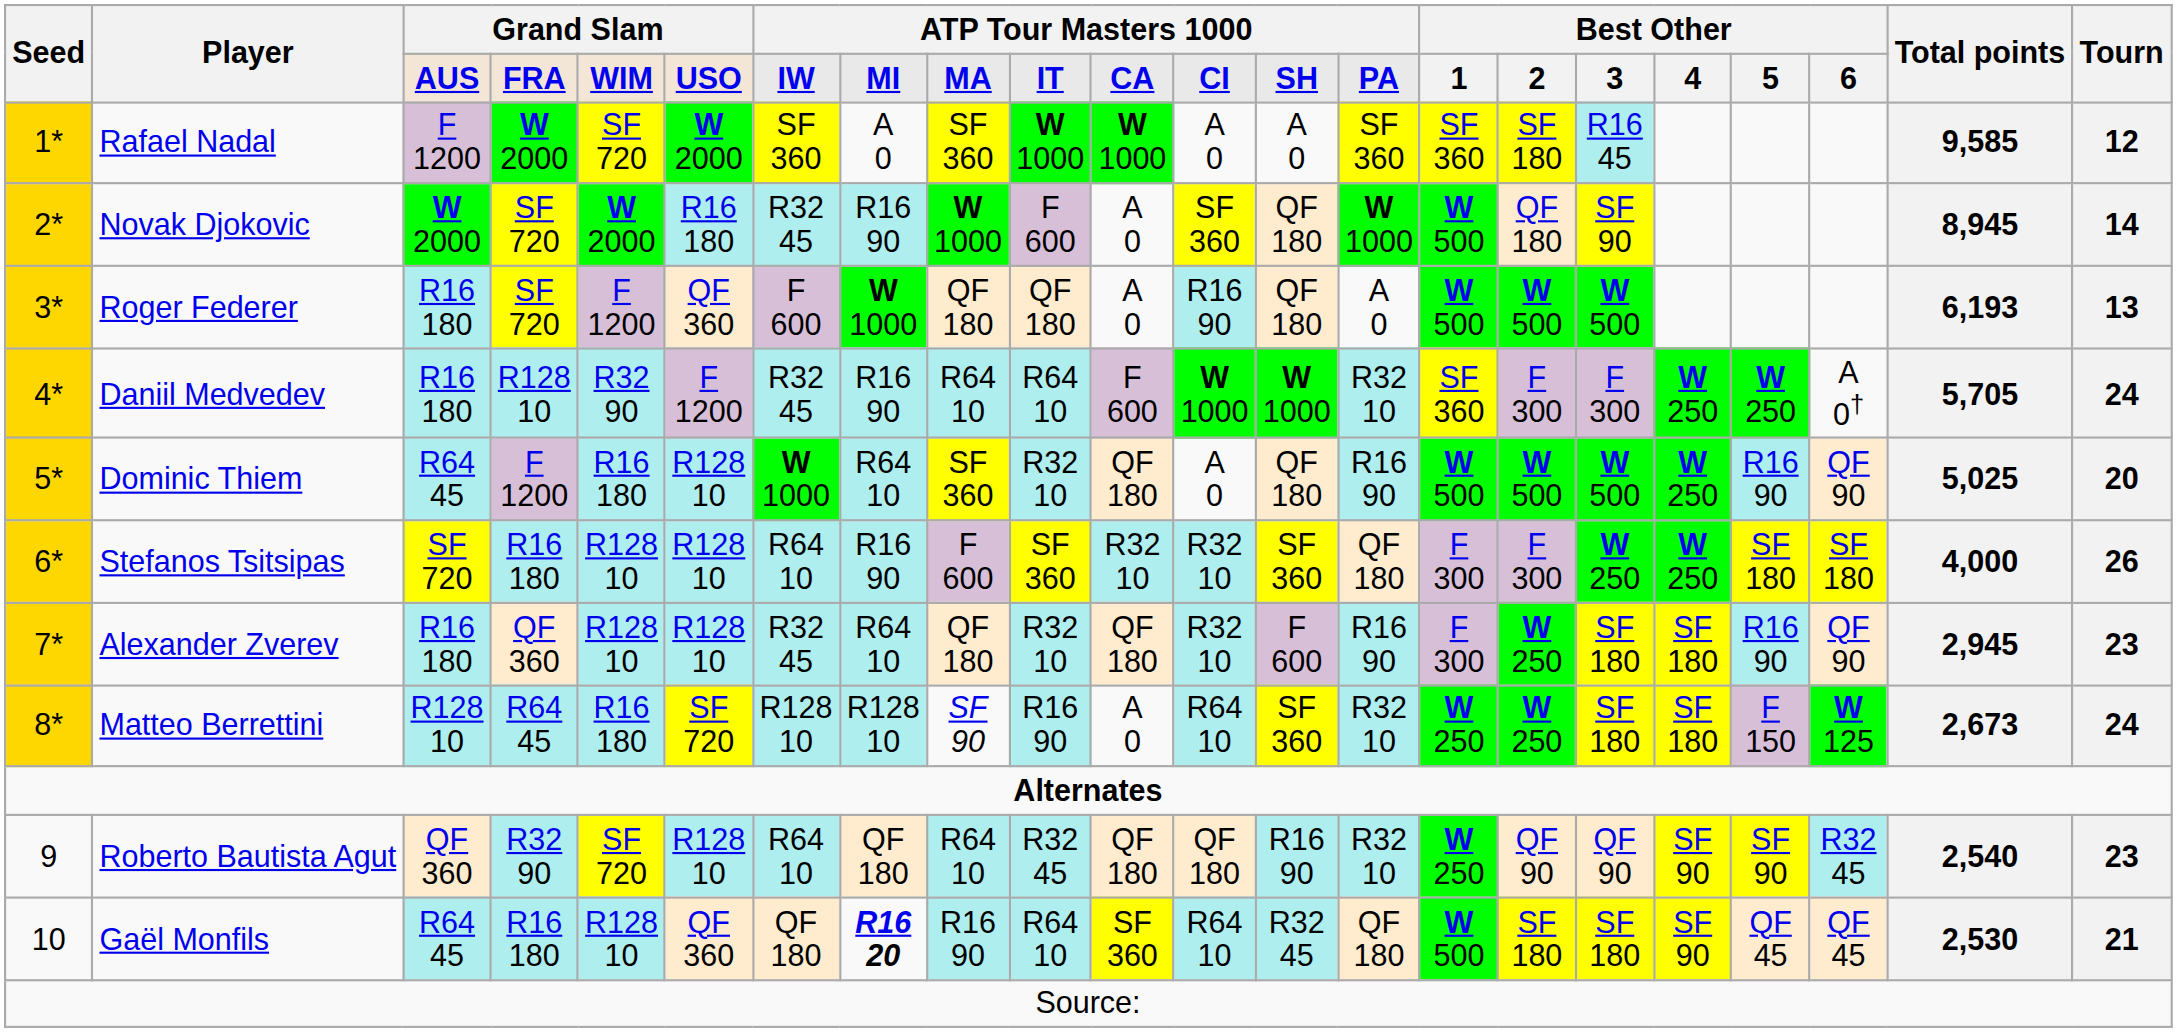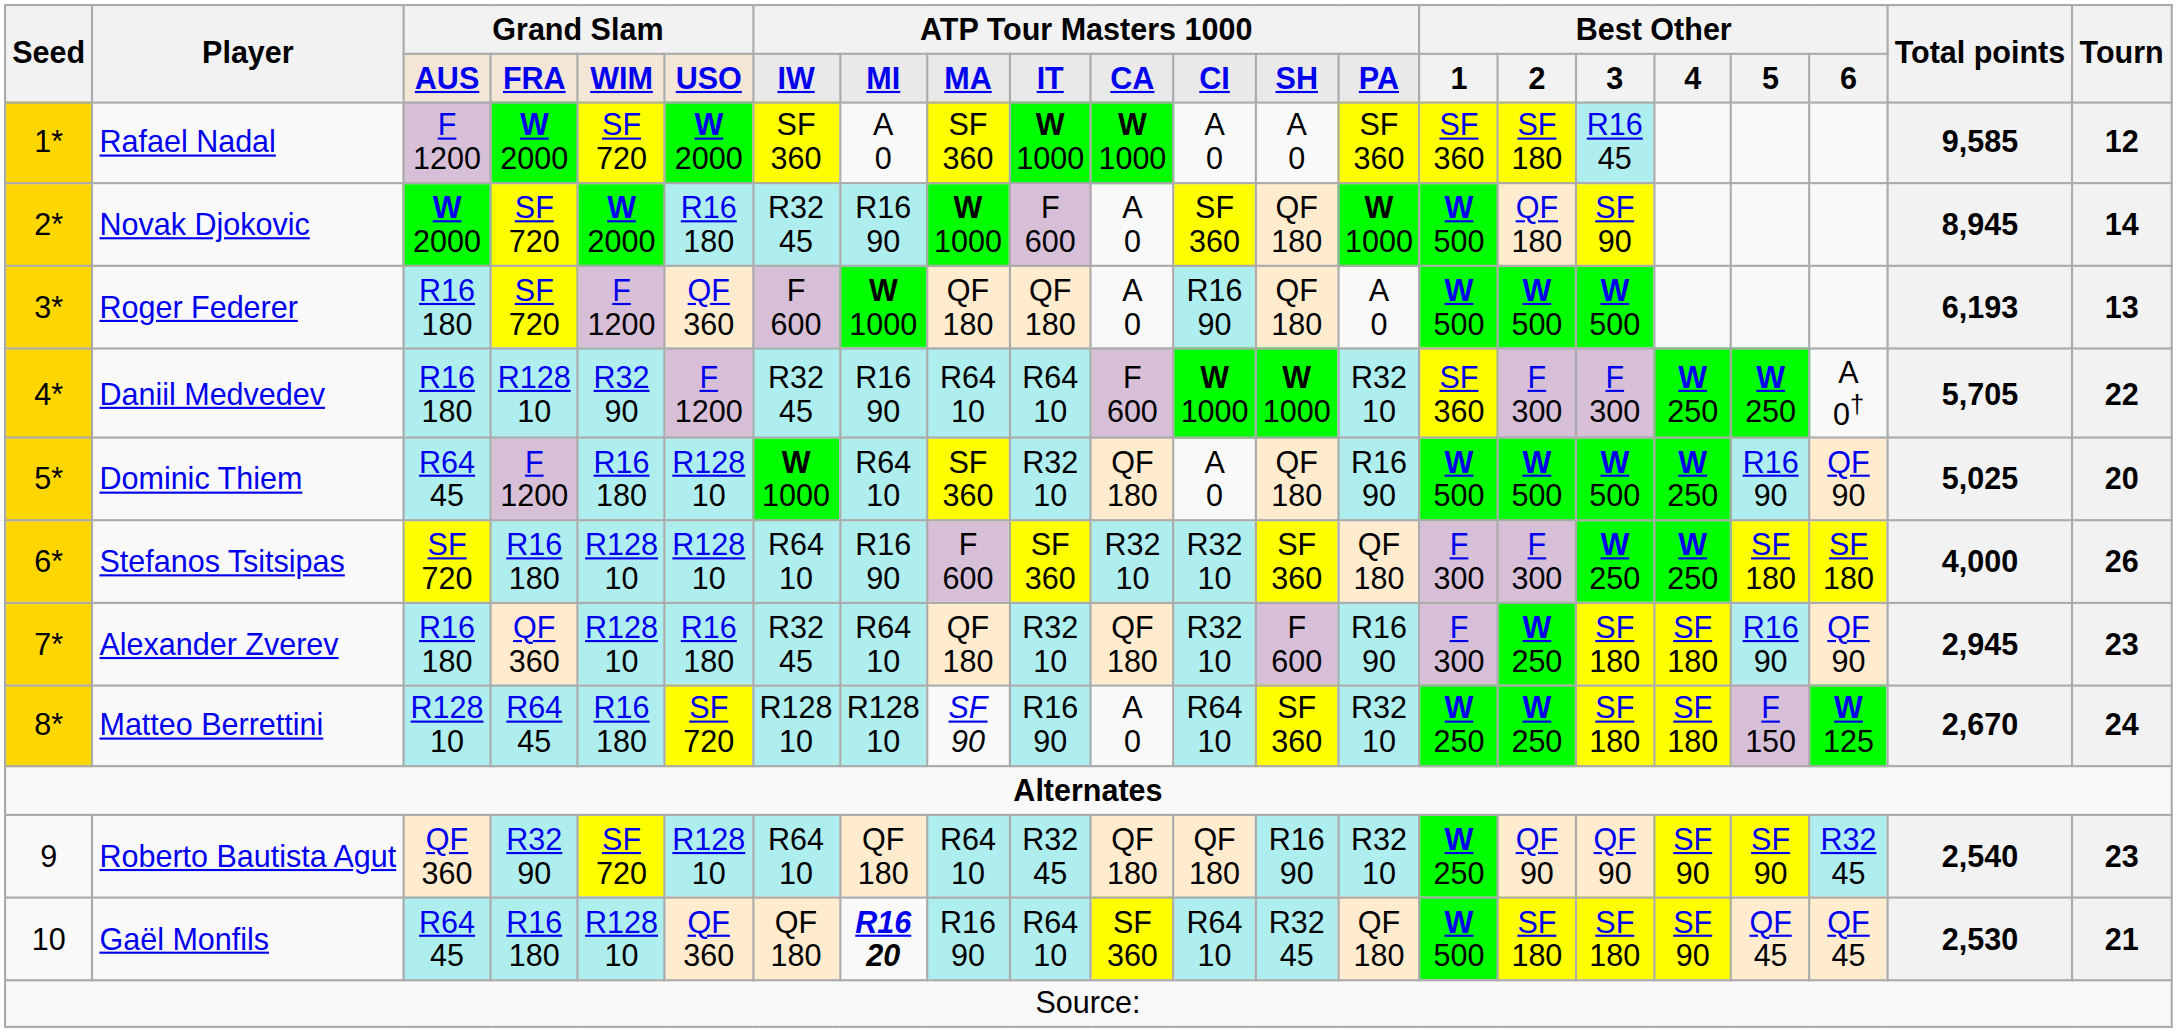(2122, 393) 24 -> (2122, 393) 22
(709, 644) R128 10 -> (709, 644) R16 180
(1980, 726) 2,673 -> (1980, 726) 2,670
